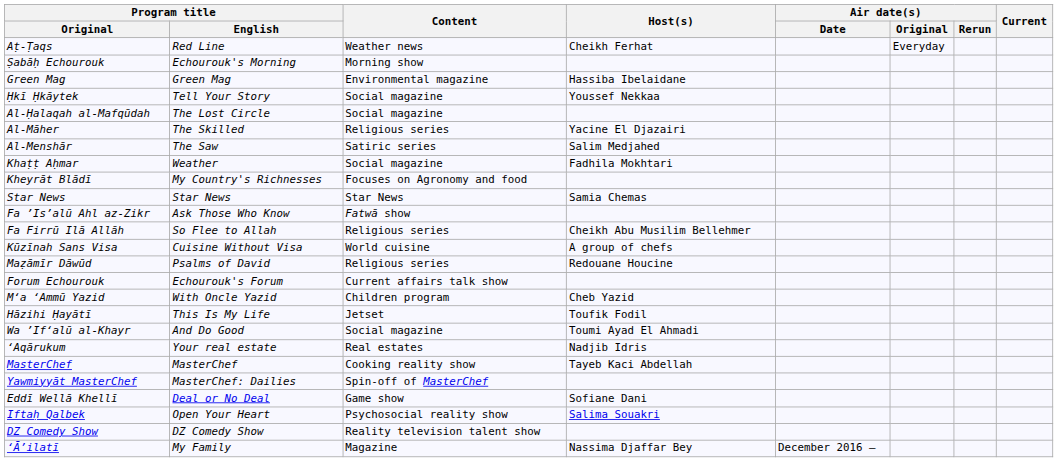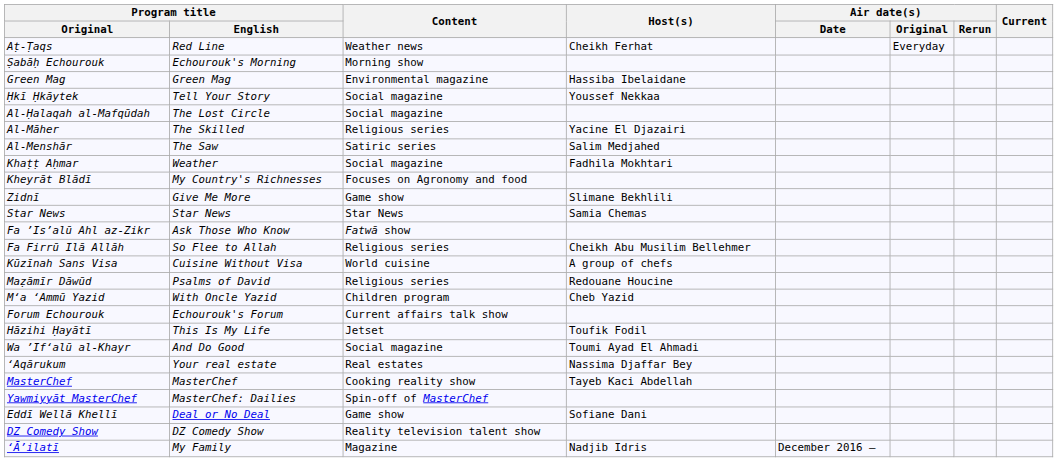+ row: (23, 197)
rows swapped: (56, 297) <-> (56, 280)
(608, 347) Nadjib Idris -> (631, 364) Nassima Djaffar Bey
- row: (46, 415)
(631, 448) Nassima Djaffar Bey -> (608, 448) Nadjib Idris
